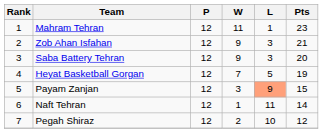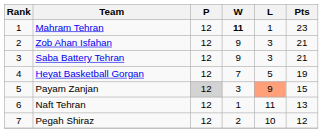(238, 27) normal -> (238, 27) bold
(302, 58) 20 -> (302, 58) 21
(206, 89) no background -> (206, 89) lightgrey background
(302, 105) 14 -> (302, 105) 13
